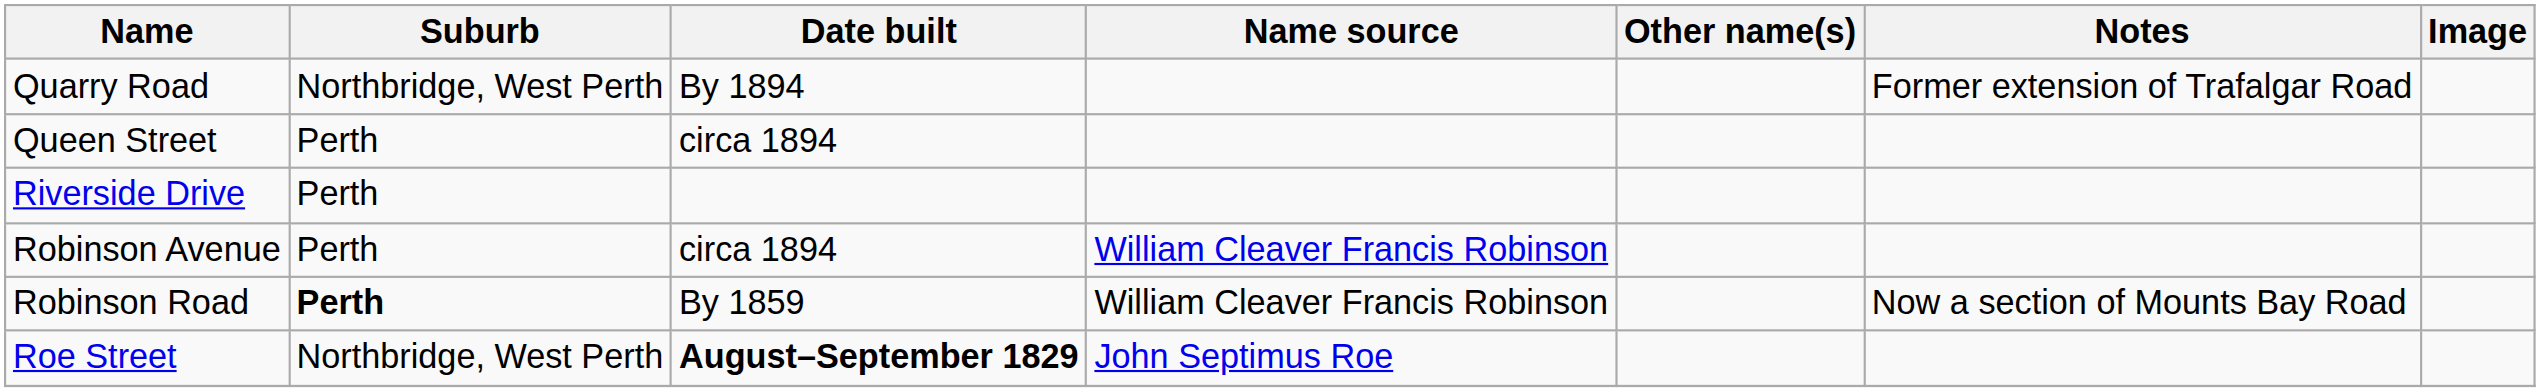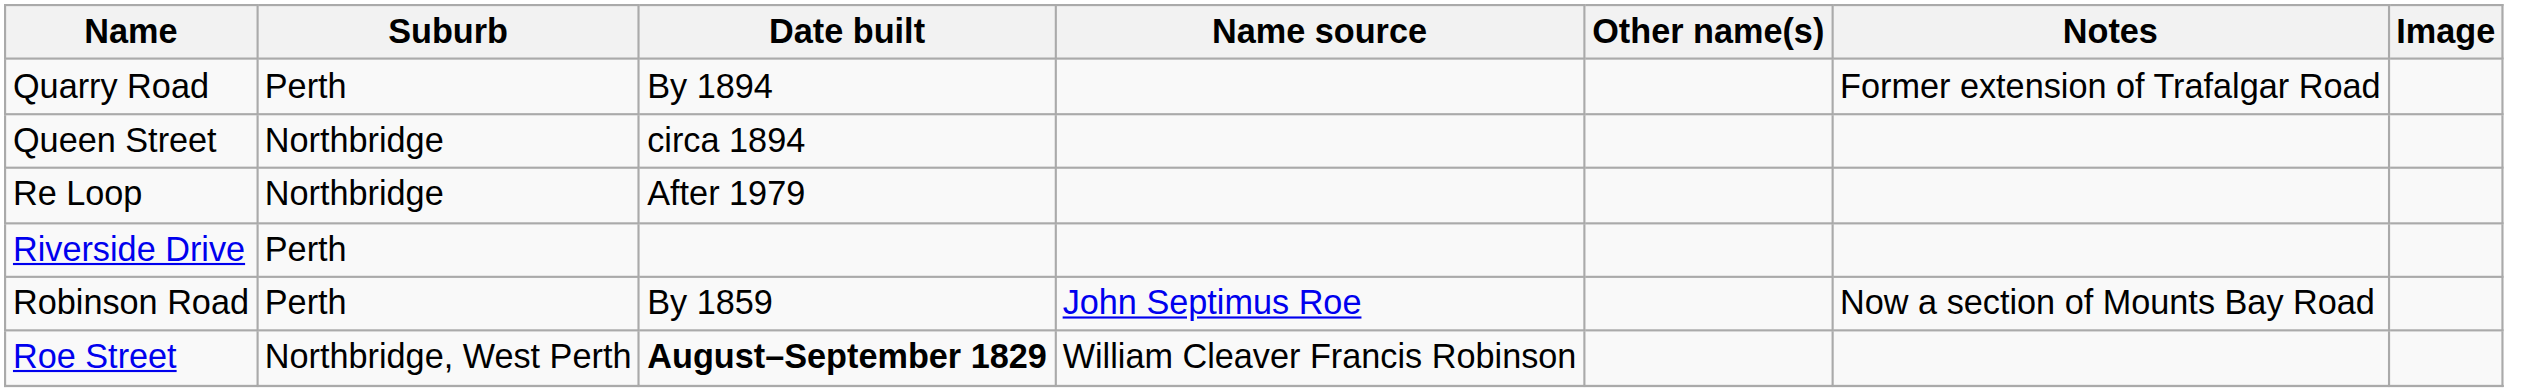(480, 85) Northbridge, West Perth -> (306, 85) Perth
(337, 140) Perth -> (354, 140) Northbridge
+ row: (78, 194)
- row: (147, 248)
(340, 303) bold -> (306, 303) normal
(1351, 303) William Cleaver Francis Robinson -> (1212, 303) John Septimus Roe
(1244, 357) John Septimus Roe -> (1320, 357) William Cleaver Francis Robinson
